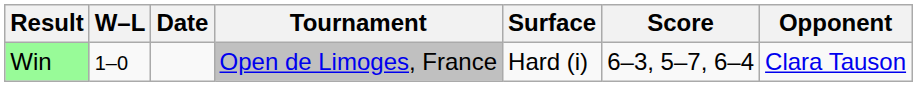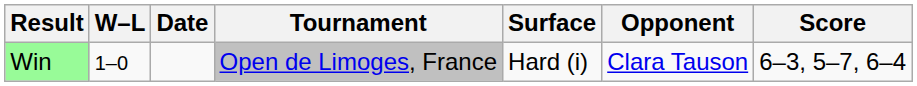columns swapped: (836, 23) <-> (681, 23)
